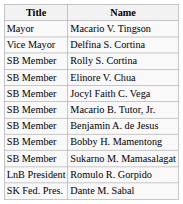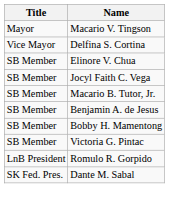- row: (104, 61)
- row: (123, 158)
+ row: (107, 142)
